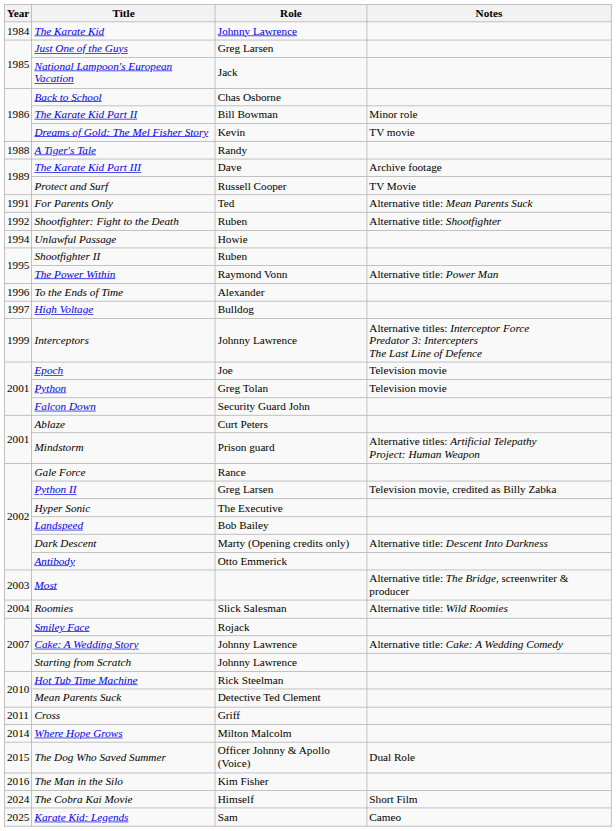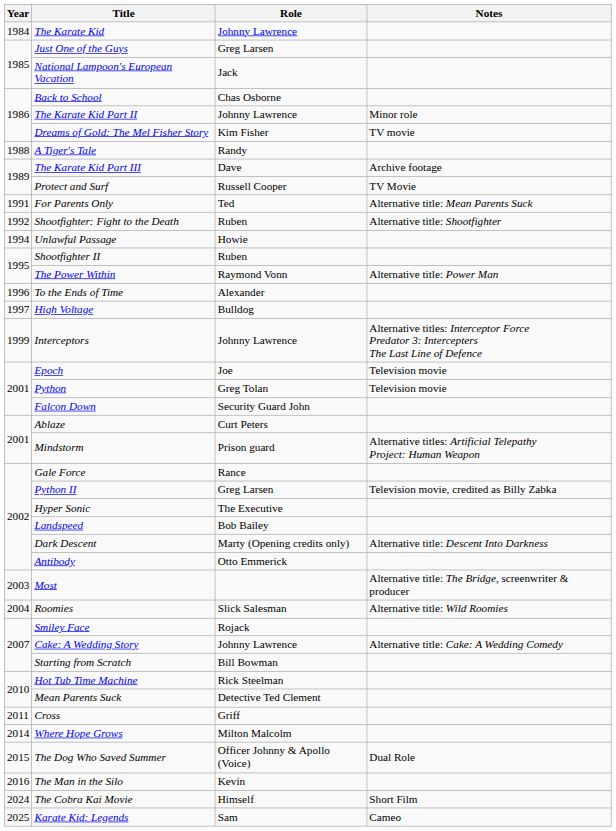(248, 114) Bill Bowman -> (257, 114) Johnny Lawrence
(231, 132) Kevin -> (243, 132) Kim Fisher
(257, 662) Johnny Lawrence -> (248, 662) Bill Bowman
(243, 781) Kim Fisher -> (231, 781) Kevin
